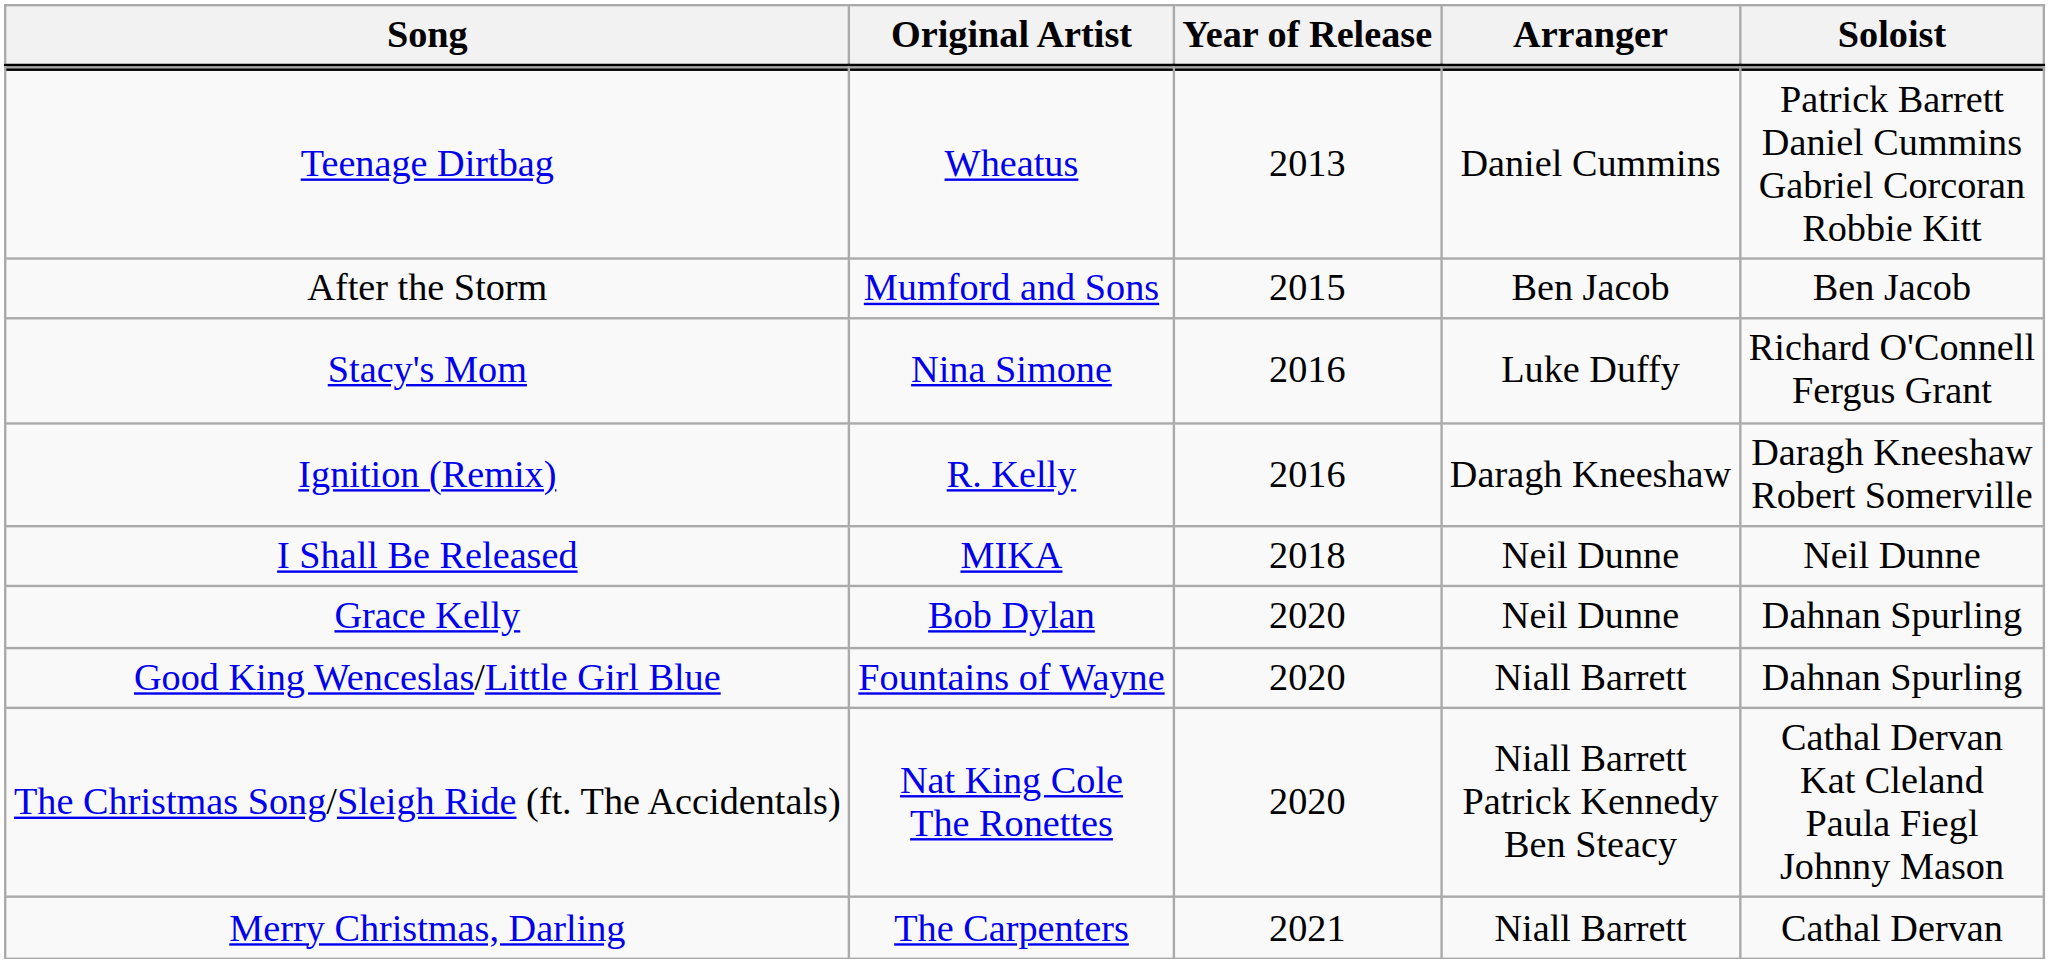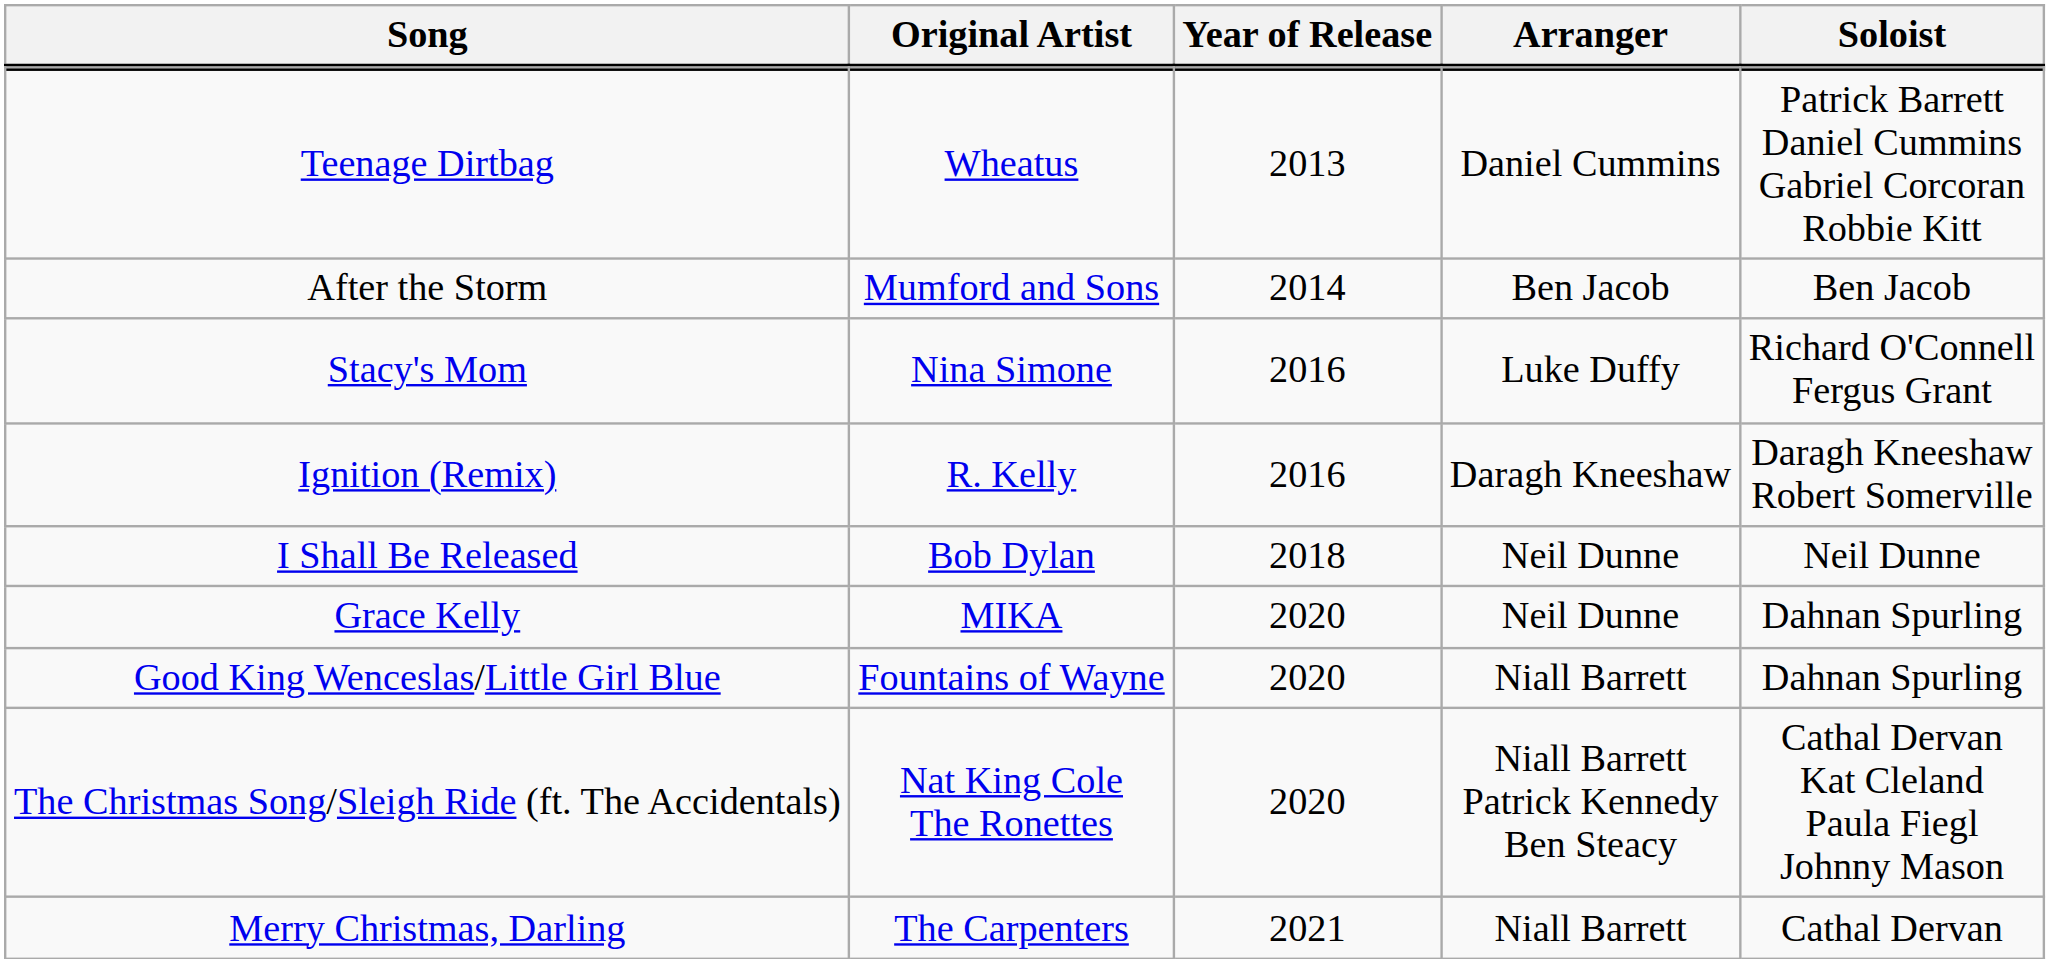(1307, 287) 2015 -> (1307, 287) 2014
(1011, 555) MIKA -> (1011, 555) Bob Dylan
(1011, 616) Bob Dylan -> (1011, 616) MIKA
